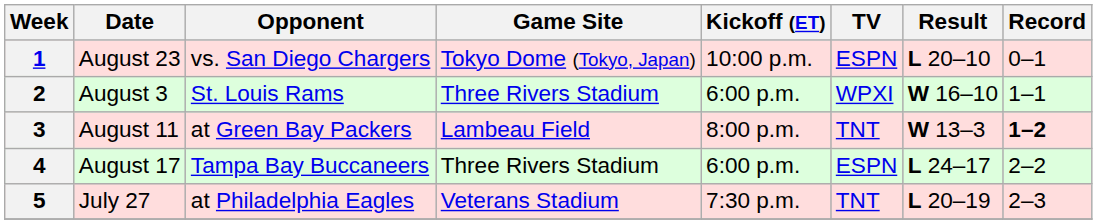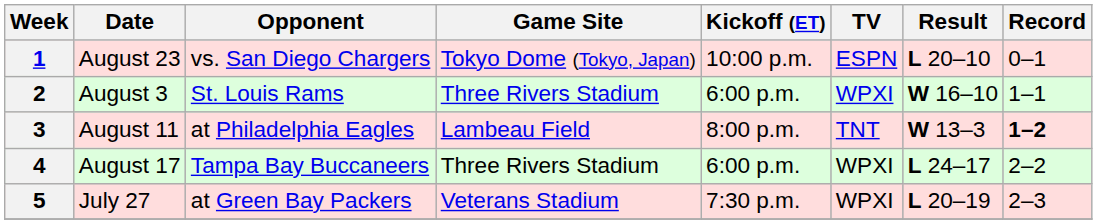(301, 129) at Green Bay Packers -> (302, 129) at Philadelphia Eagles
(867, 165) ESPN -> (865, 165) WPXI
(302, 201) at Philadelphia Eagles -> (301, 201) at Green Bay Packers
(858, 201) TNT -> (865, 201) WPXI
